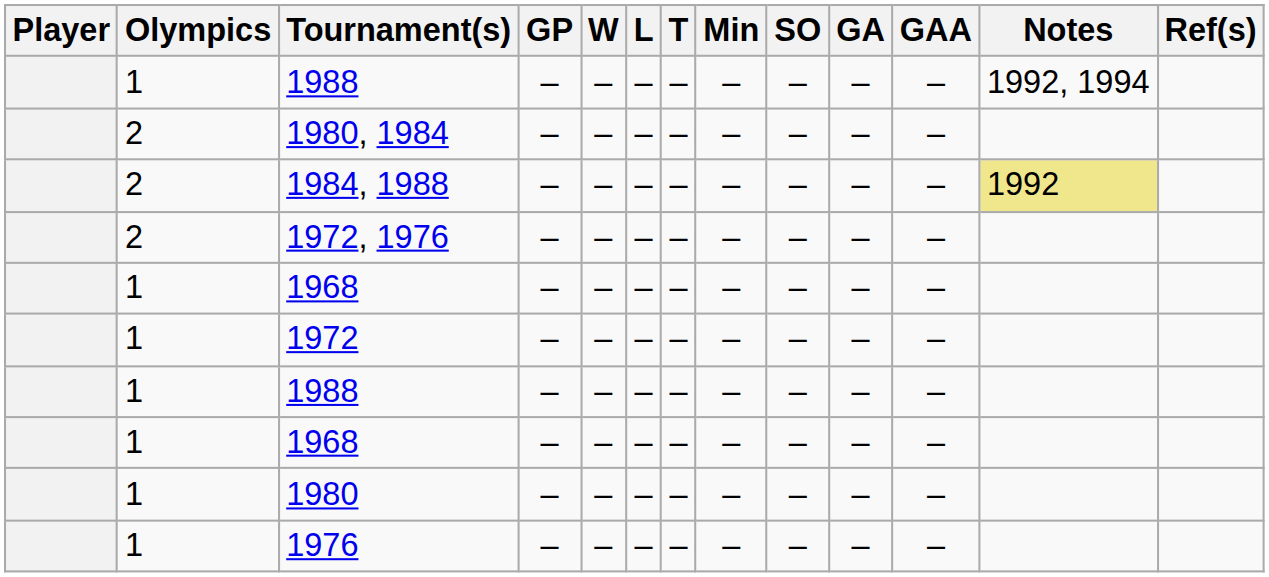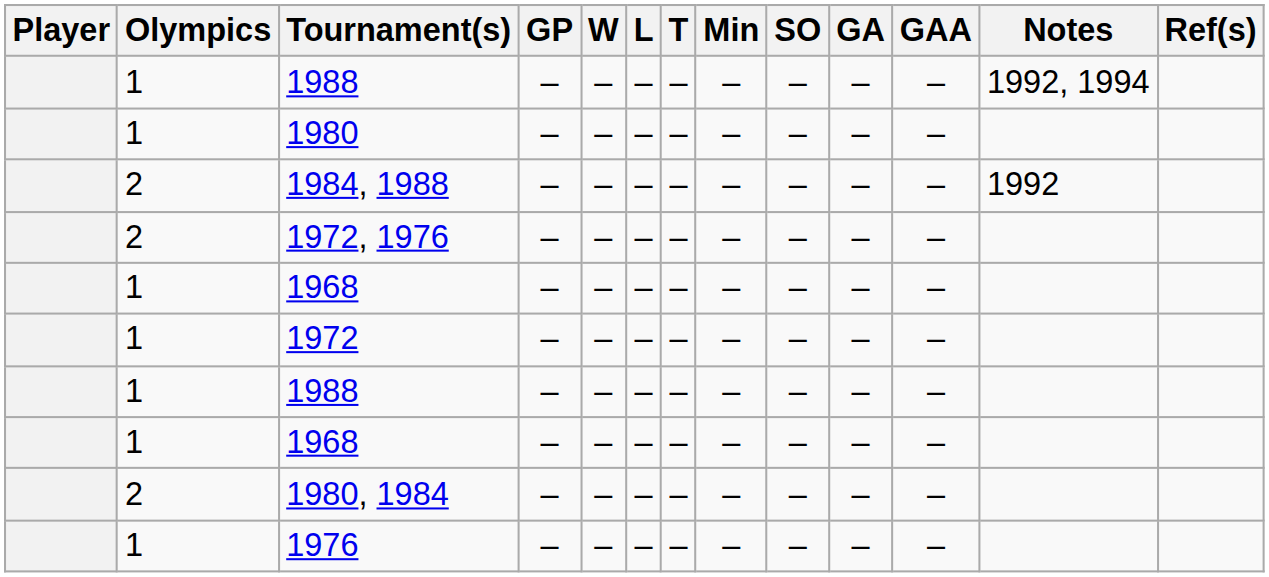rows swapped: (134, 133) <-> (134, 493)
(1023, 184) khaki background -> (1023, 184) no background
